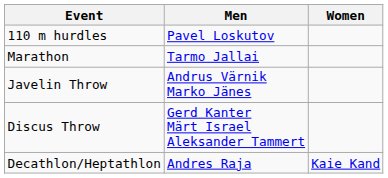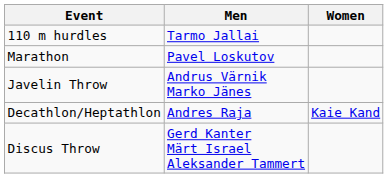(221, 36) Pavel Loskutov -> (213, 36) Tarmo Jallai
(213, 56) Tarmo Jallai -> (221, 56) Pavel Loskutov
rows swapped: (54, 127) <-> (84, 163)
